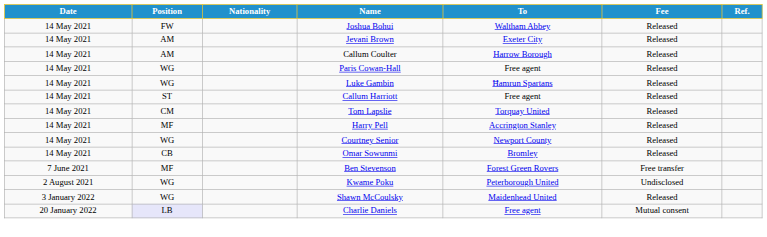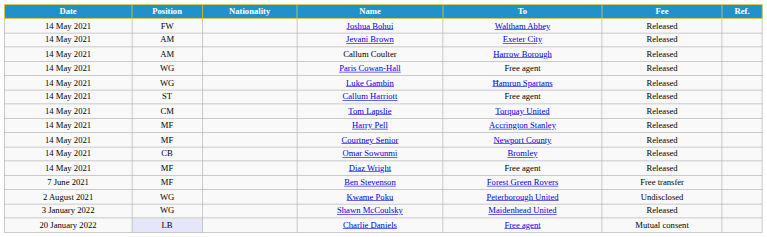(167, 140) WG -> (167, 140) MF
+ row: (370, 168)
